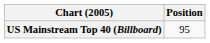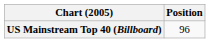(185, 29) 95 -> (185, 29) 96
